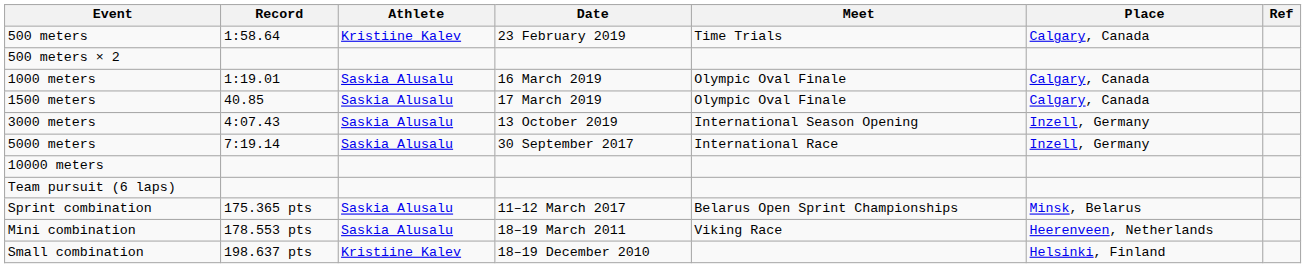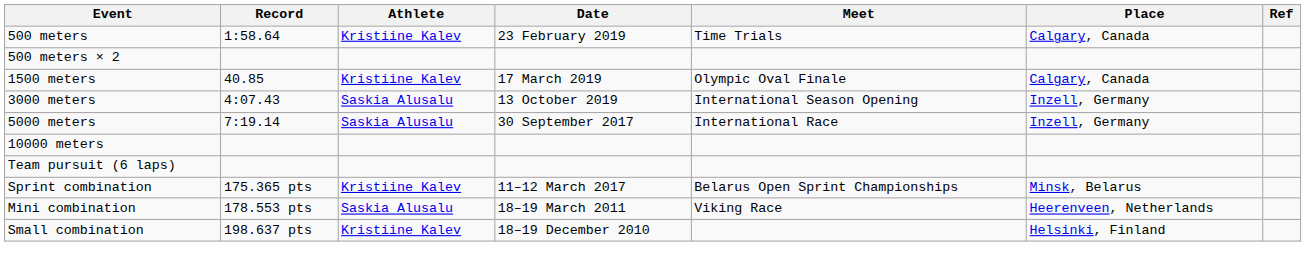- row: (52, 80)
(397, 102) Saskia Alusalu -> (401, 80) Kristiine Kalev
(397, 209) Saskia Alusalu -> (401, 188) Kristiine Kalev
